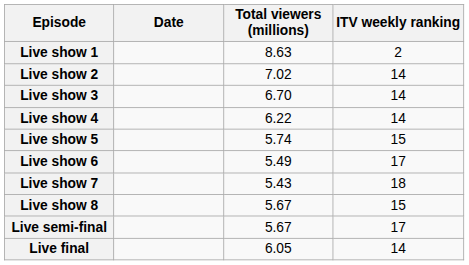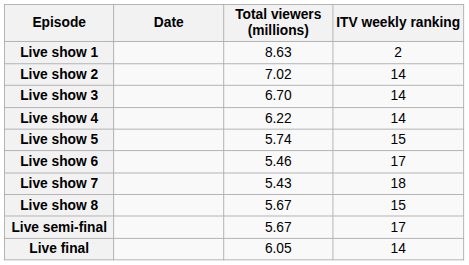(278, 161) 5.49 -> (278, 161) 5.46
